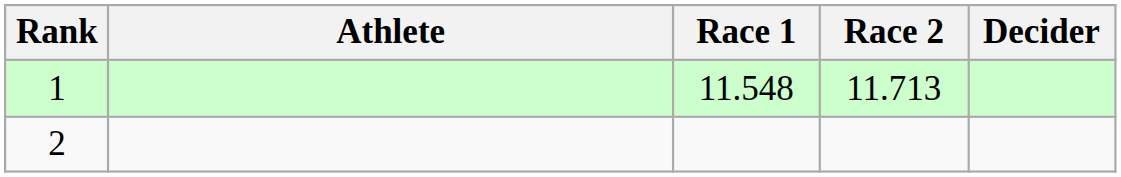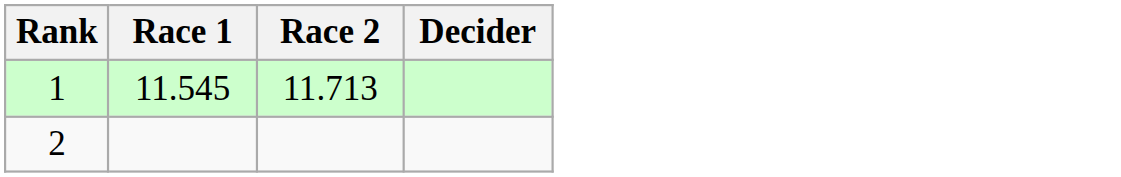- column: (391, 32)
(746, 87) 11.548 -> (183, 87) 11.545
